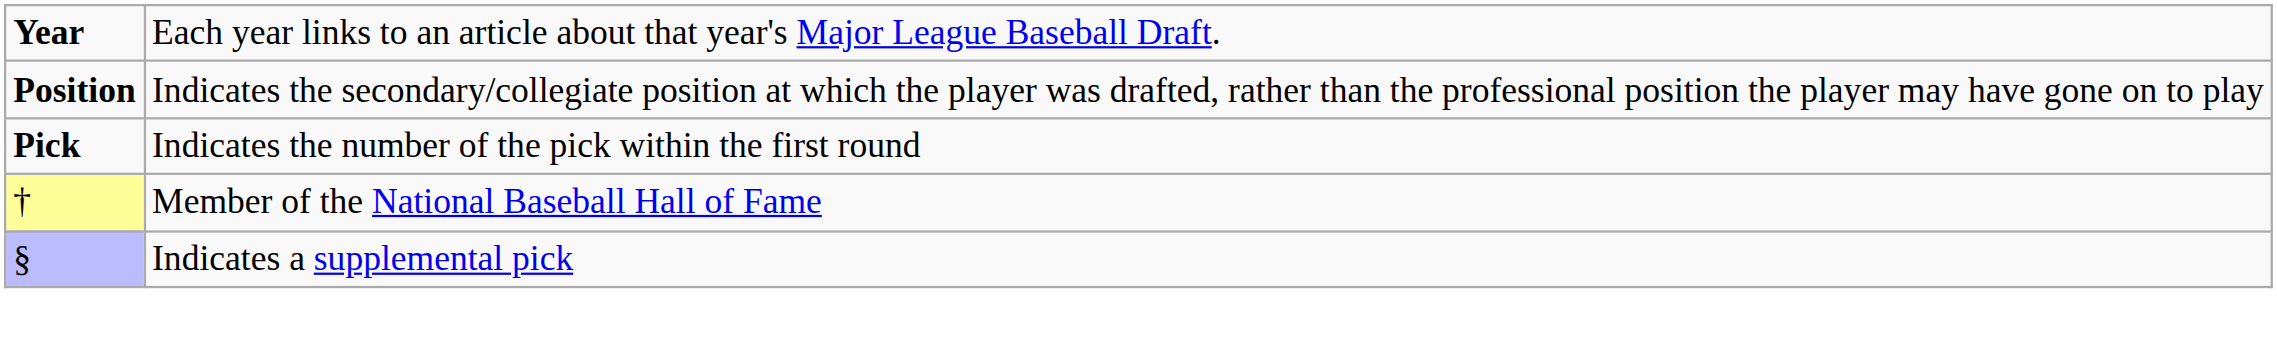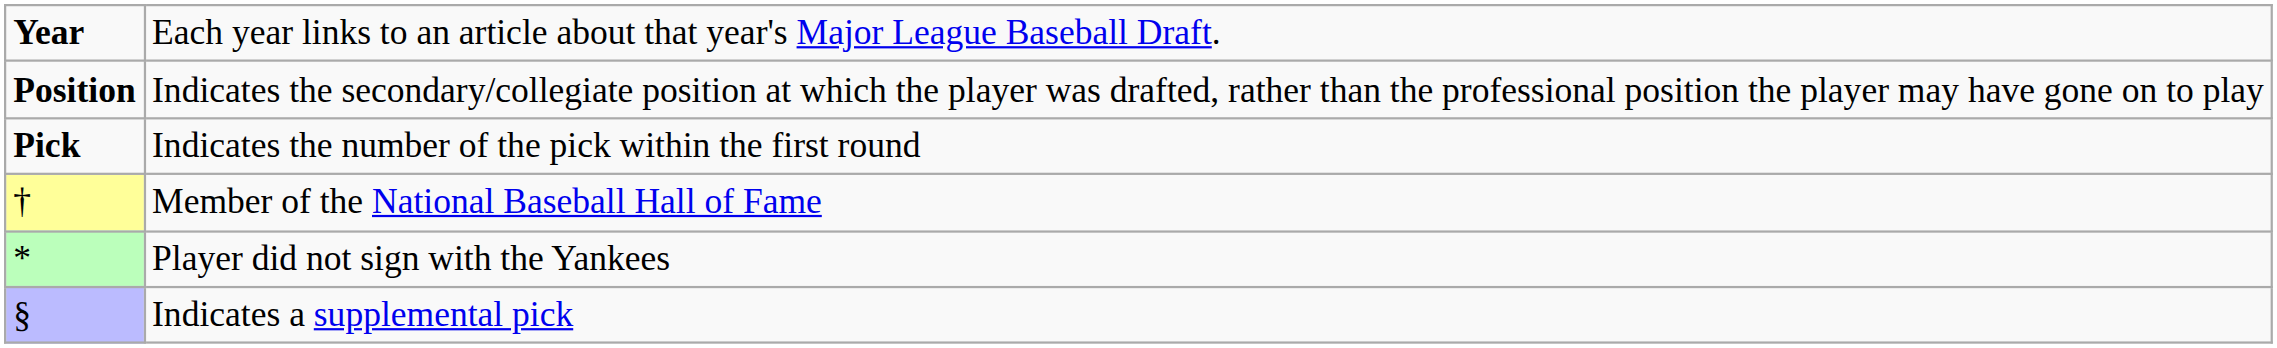+ row: (411, 257)
